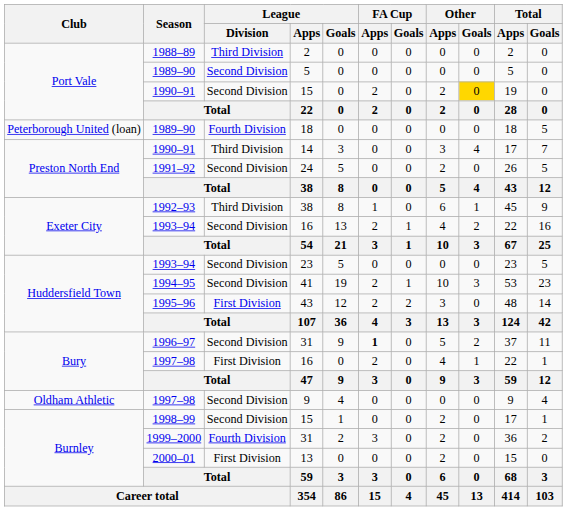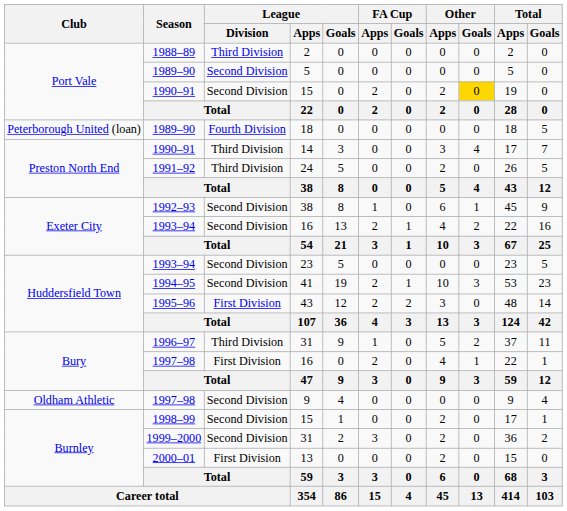(247, 168) Second Division -> (247, 168) Third Division
(247, 206) Third Division -> (247, 206) Second Division
(247, 341) Second Division -> (247, 341) Third Division
(375, 341) bold -> (375, 341) normal
(247, 438) Fourth Division -> (247, 438) Second Division
